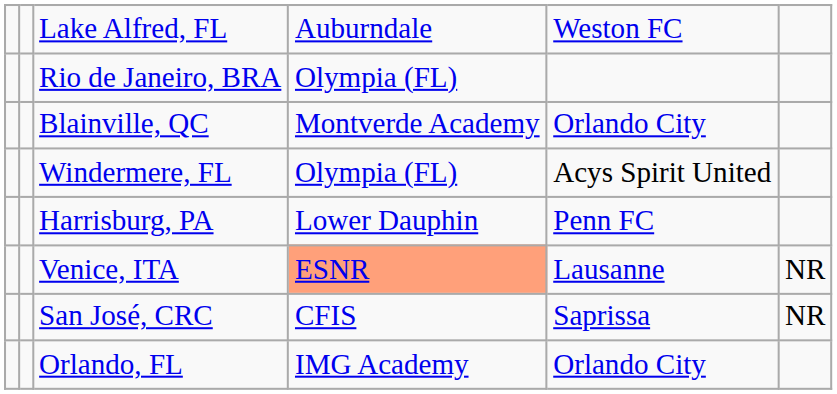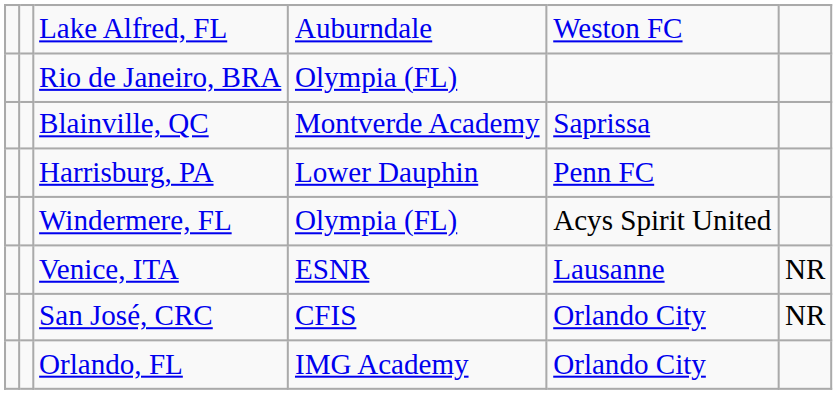(630, 124) Orlando City -> (602, 124) Saprissa
rows swapped: (135, 172) <-> (126, 220)
(332, 268) lightsalmon background -> (332, 268) no background
(602, 316) Saprissa -> (630, 316) Orlando City
